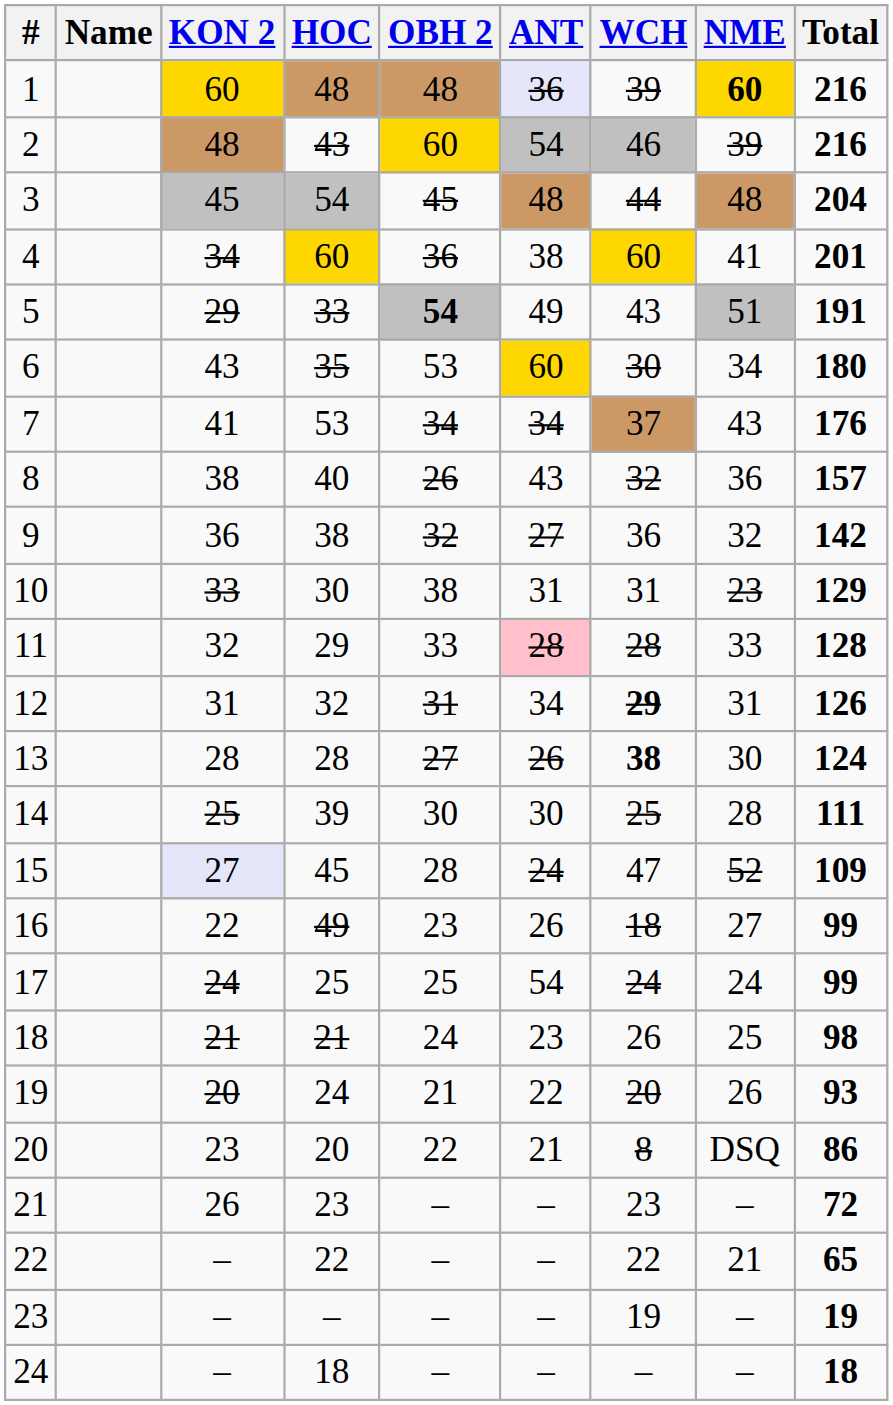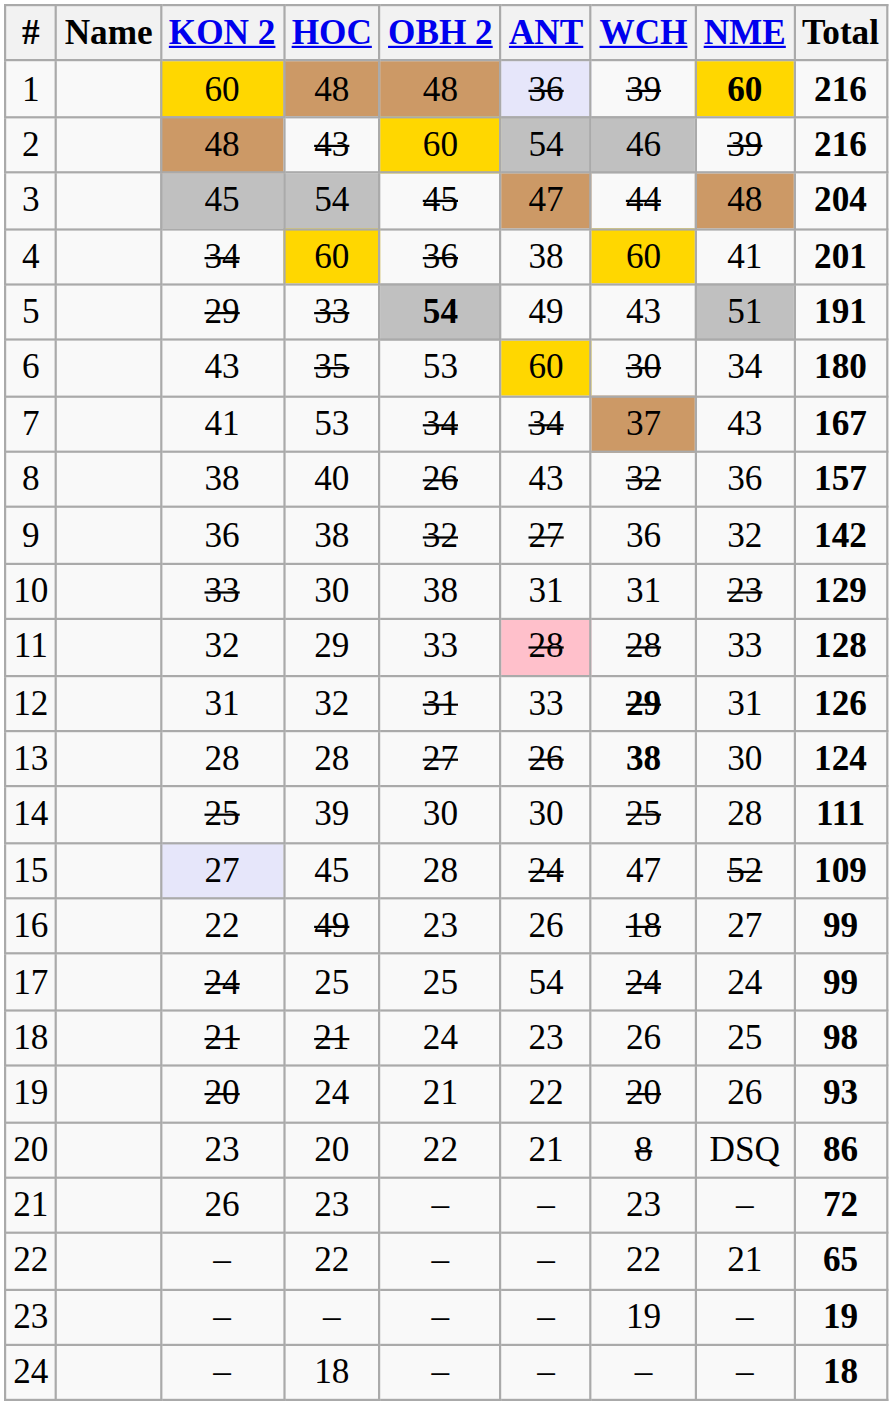(546, 199) 48 -> (546, 199) 47
(841, 423) 176 -> (841, 423) 167
(546, 702) 34 -> (546, 702) 33
